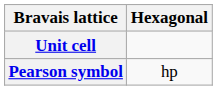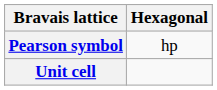rows swapped: (66, 71) <-> (66, 44)
